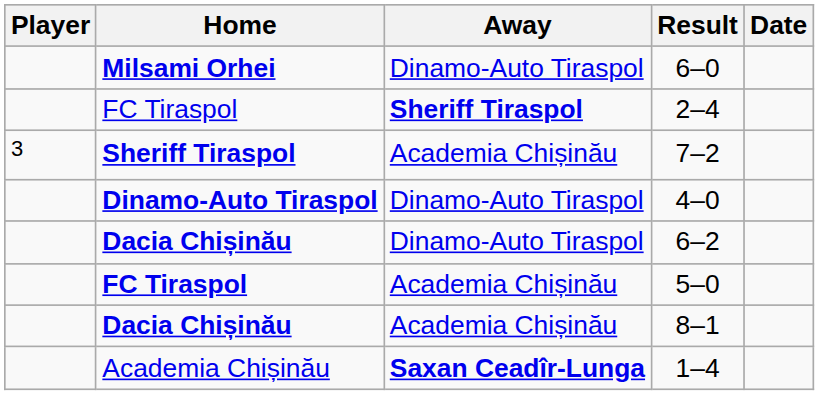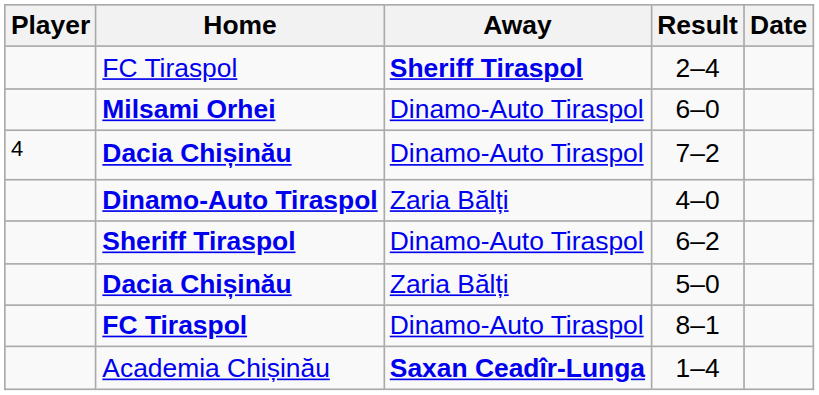rows swapped: (698, 67) <-> (698, 109)
(17, 149) 3 -> (17, 149) 4
(199, 154) Sheriff Tiraspol -> (197, 154) Dacia Chișinău
(504, 154) Academia Chișinău -> (517, 154) Dinamo-Auto Tiraspol
(517, 200) Dinamo-Auto Tiraspol -> (449, 200) Zaria Bălți
(197, 241) Dacia Chișinău -> (199, 241) Sheriff Tiraspol
(175, 283) FC Tiraspol -> (197, 283) Dacia Chișinău
(504, 283) Academia Chișinău -> (449, 283) Zaria Bălți
(197, 325) Dacia Chișinău -> (175, 325) FC Tiraspol
(504, 325) Academia Chișinău -> (517, 325) Dinamo-Auto Tiraspol
